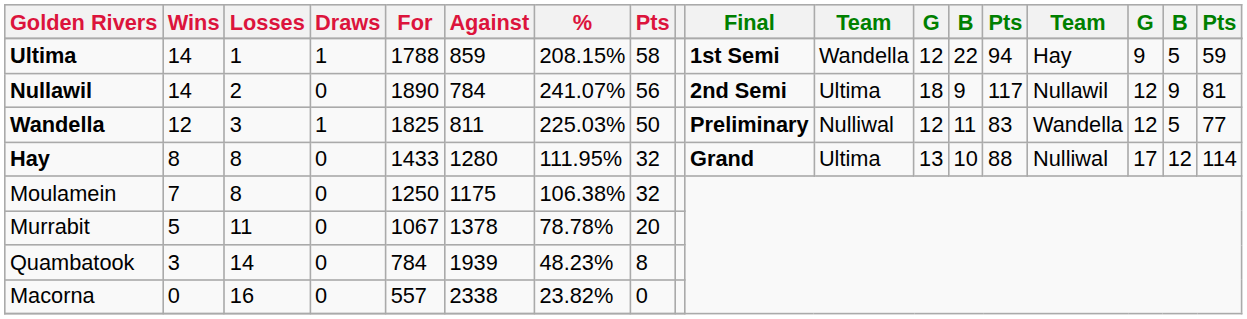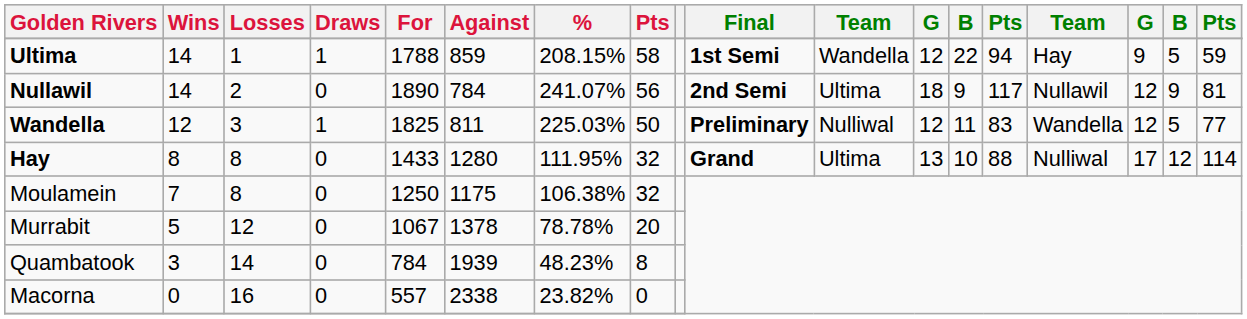(241, 227) 11 -> (242, 227) 12
